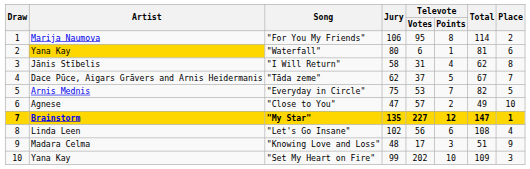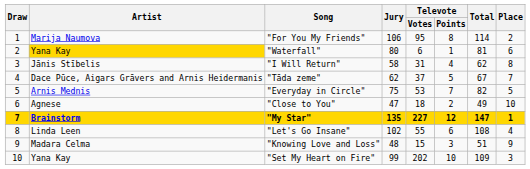(420, 104) 57 -> (420, 104) 18
(420, 131) 56 -> (420, 131) 55
(420, 144) 17 -> (420, 144) 15
